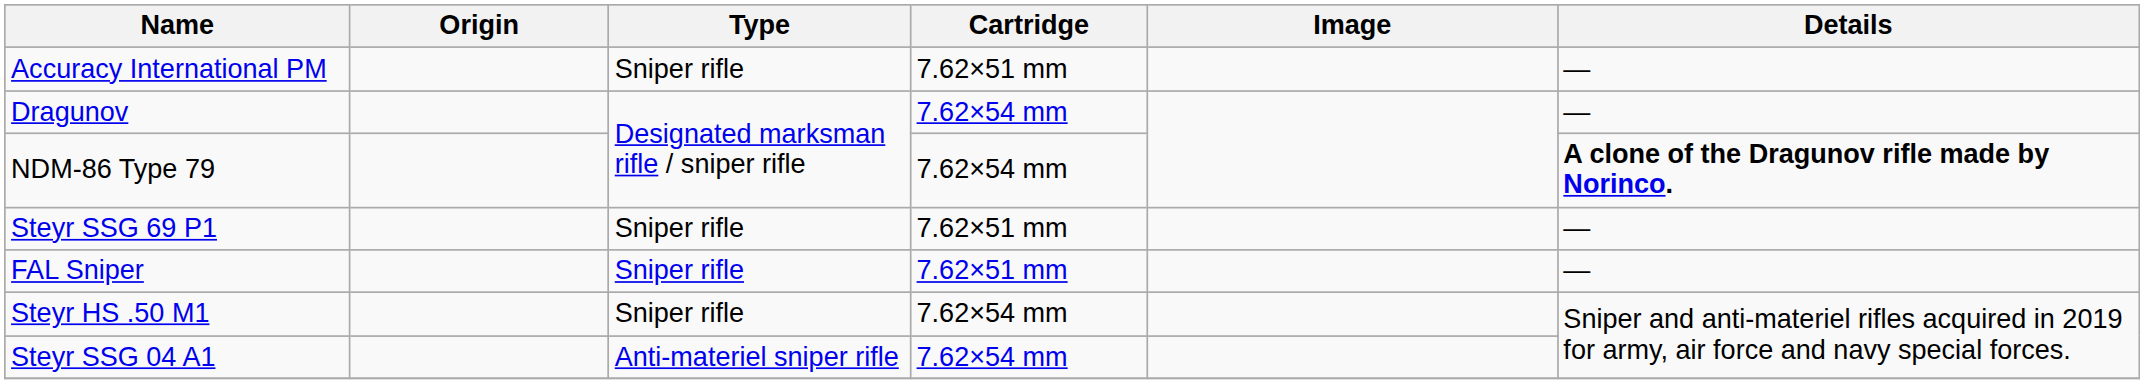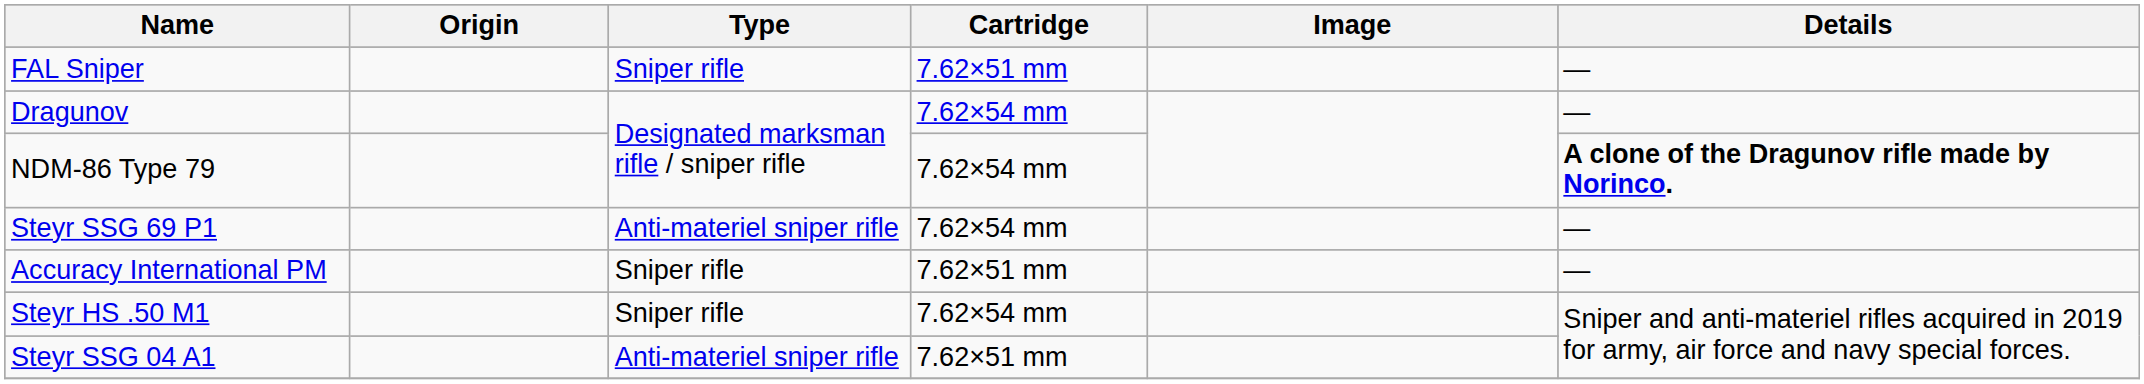rows swapped: (77, 270) <-> (169, 68)
(679, 227) Sniper rifle -> (757, 227) Anti-materiel sniper rifle
(992, 227) 7.62×51 mm -> (992, 227) 7.62×54 mm
(992, 356) 7.62×54 mm -> (992, 356) 7.62×51 mm
